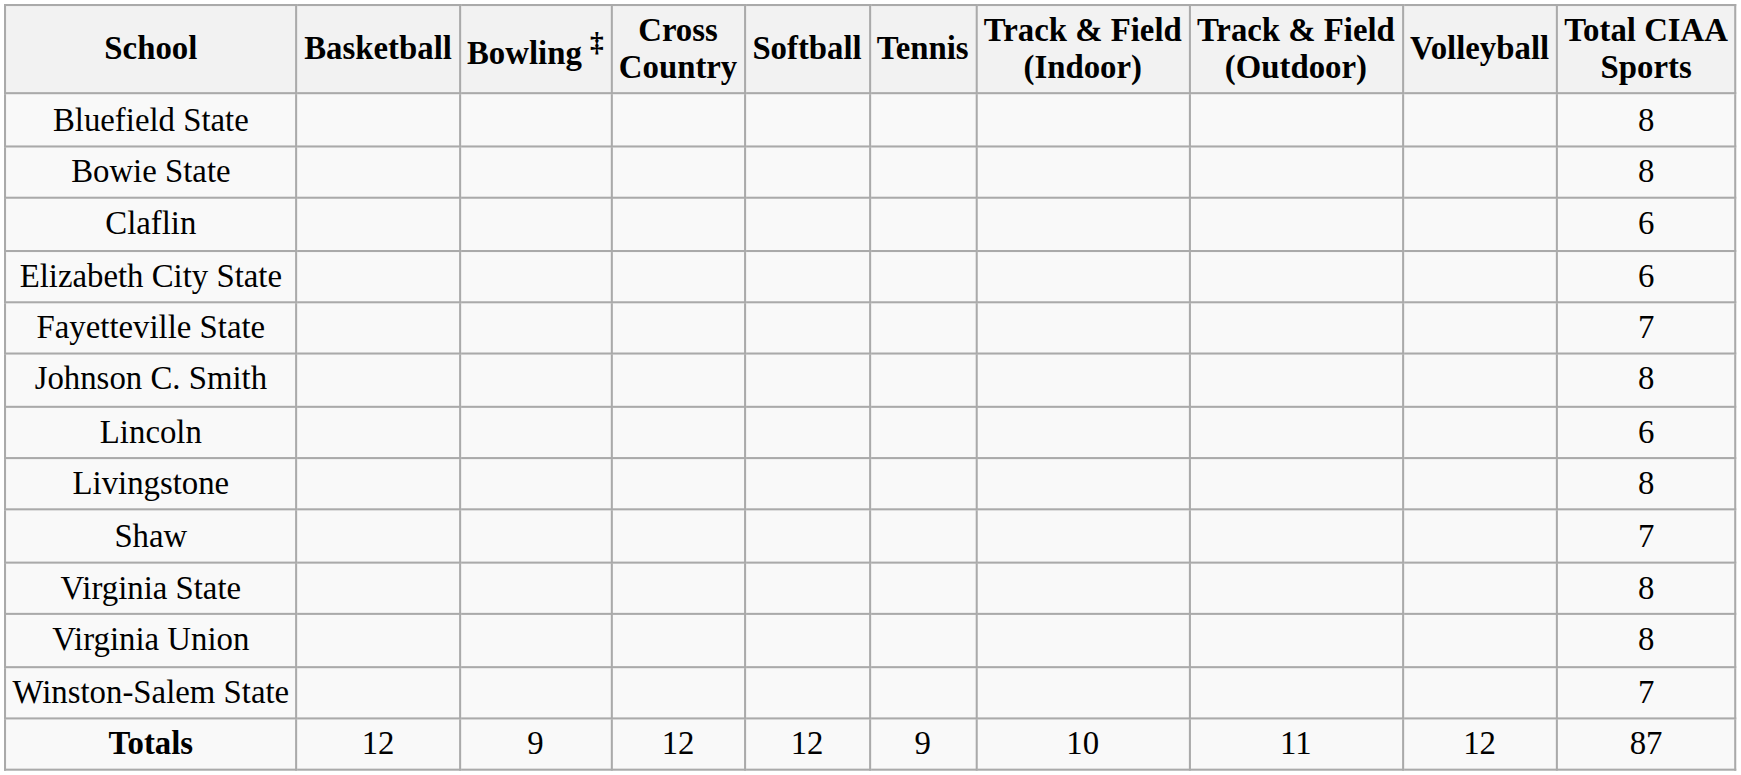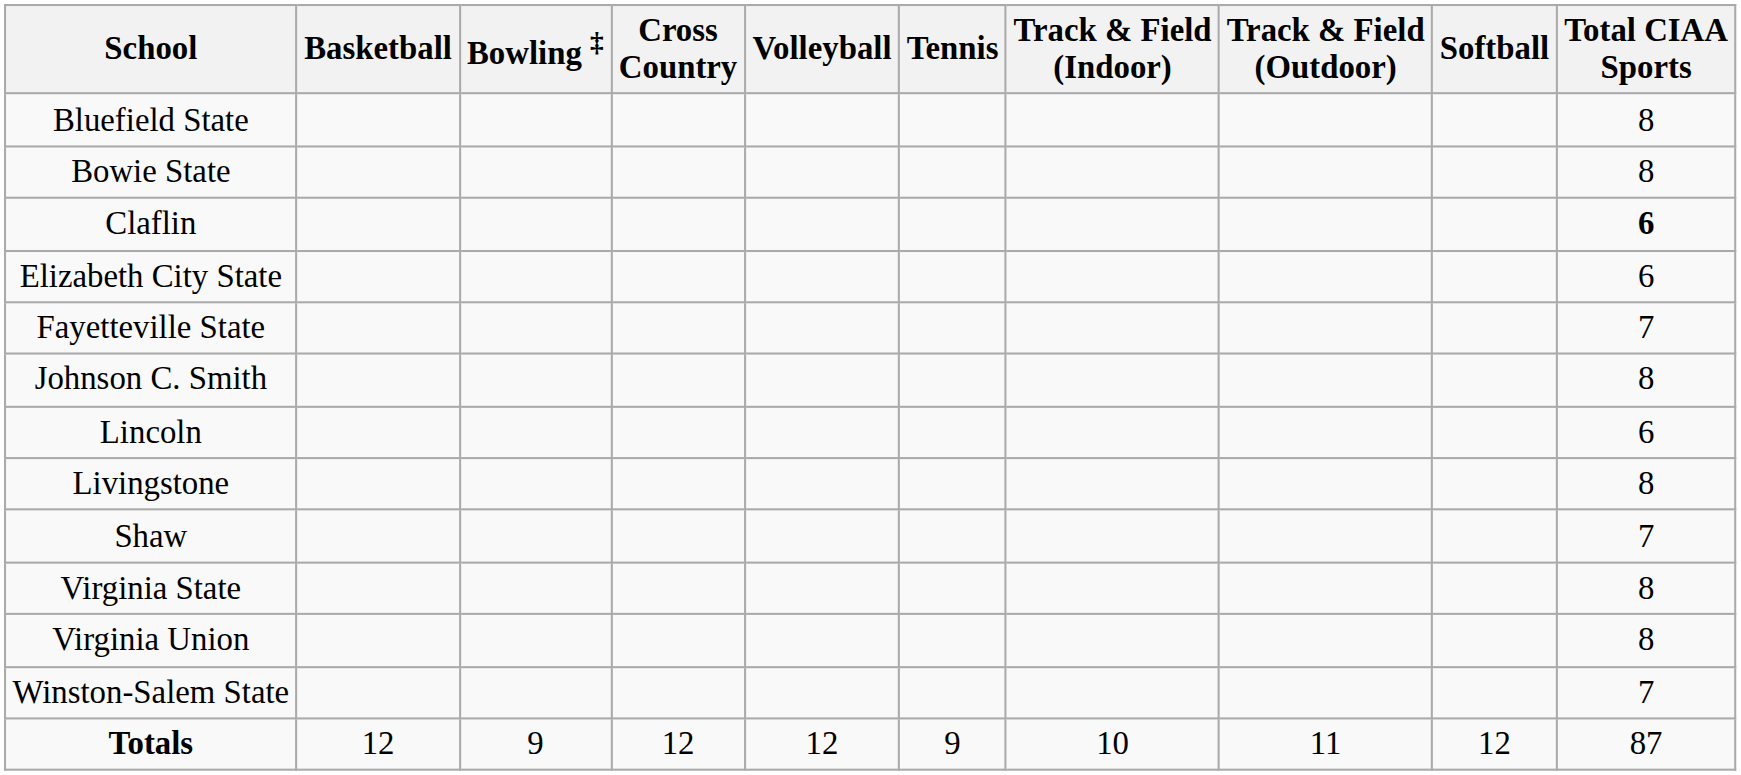columns swapped: (807, 48) <-> (1480, 48)
(1646, 223) normal -> (1646, 223) bold
